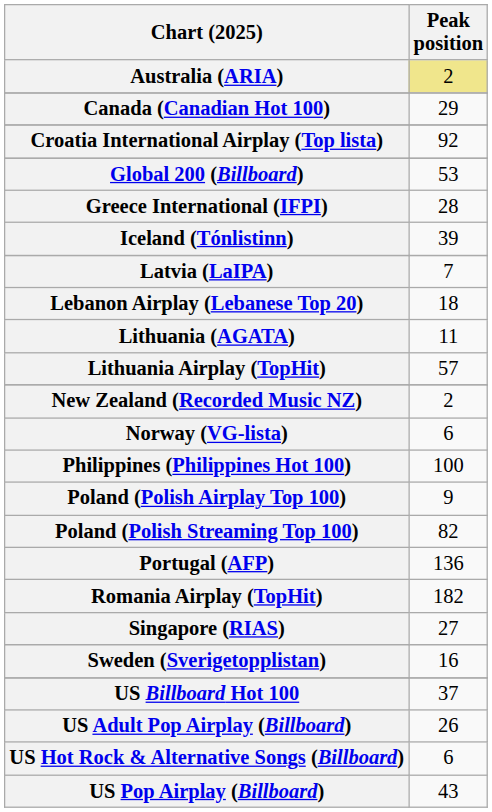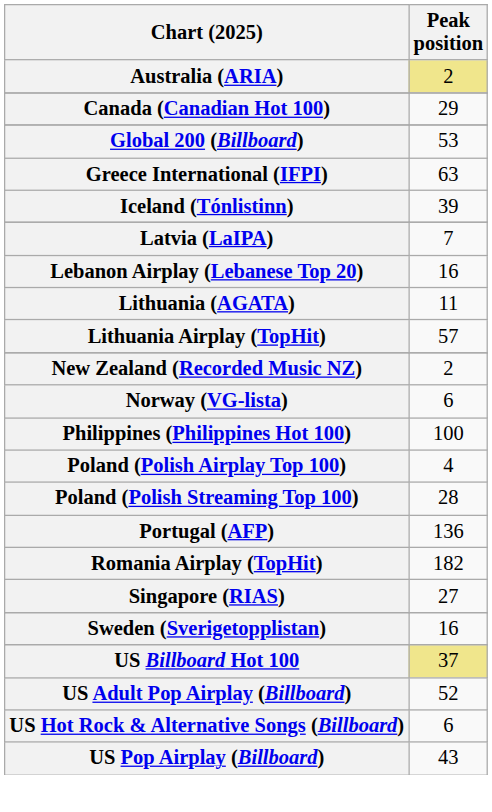- row: (207, 141)
(448, 206) 28 -> (448, 173) 63
(448, 303) 18 -> (448, 271) 16
(448, 498) 9 -> (448, 466) 4
(448, 530) 82 -> (448, 498) 28
(448, 693) no background -> (448, 660) khaki background
(448, 725) 26 -> (448, 693) 52
